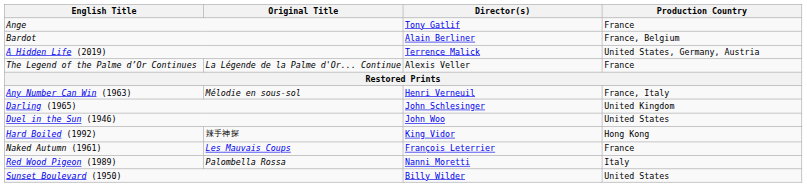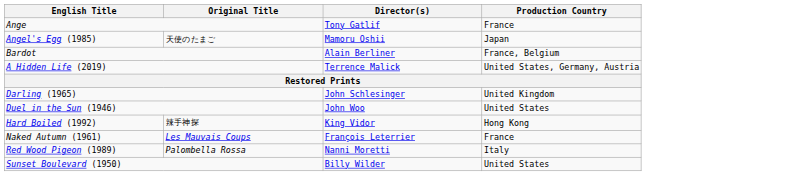+ row: (51, 39)
- row: (101, 65)
- row: (69, 92)
